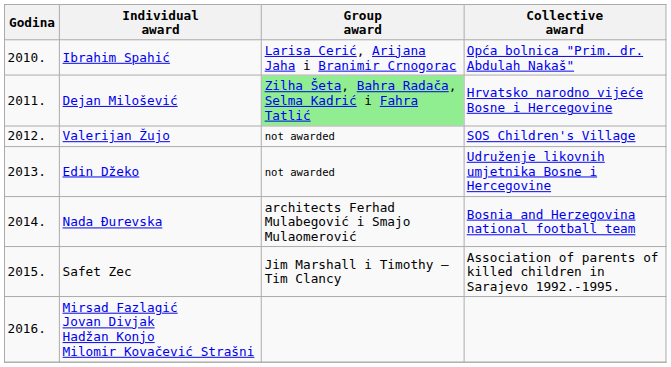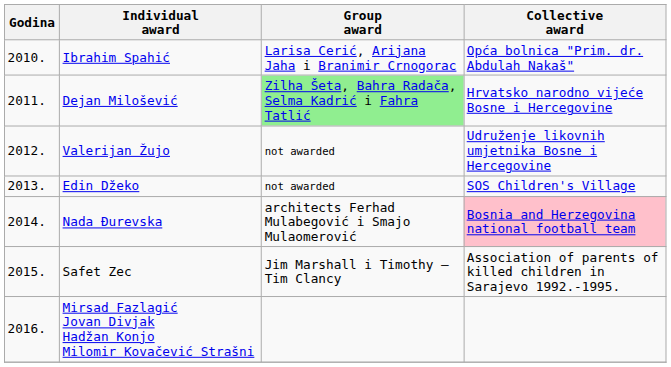(551, 136) SOS Children's Village -> (536, 151) Udruženje likovnih umjetnika Bosne i Hercegovine
(536, 171) Udruženje likovnih umjetnika Bosne i Hercegovine -> (551, 186) SOS Children's Village
(551, 222) no background -> (551, 222) pink background
